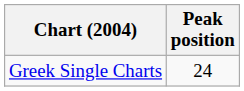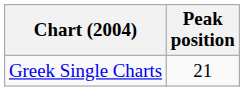(203, 70) 24 -> (203, 70) 21
